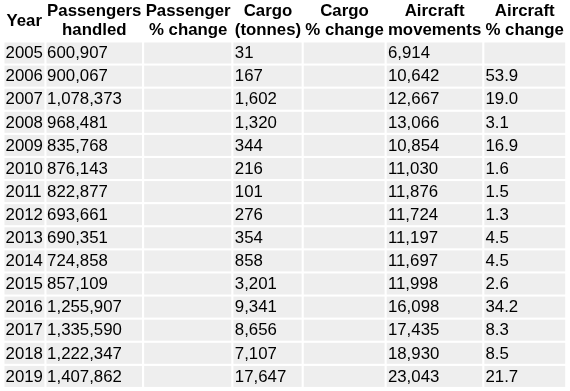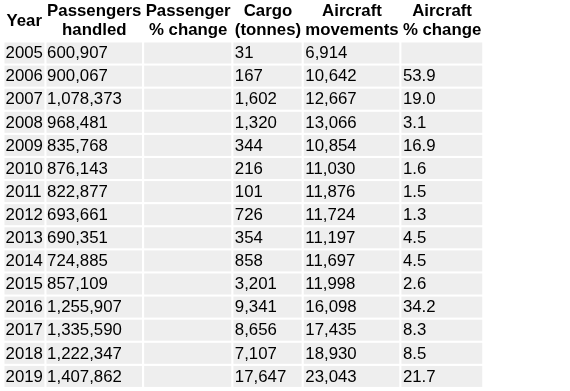- column: (345, 20)
(249, 214) 276 -> (249, 214) 726
(77, 260) 724,858 -> (77, 260) 724,885
